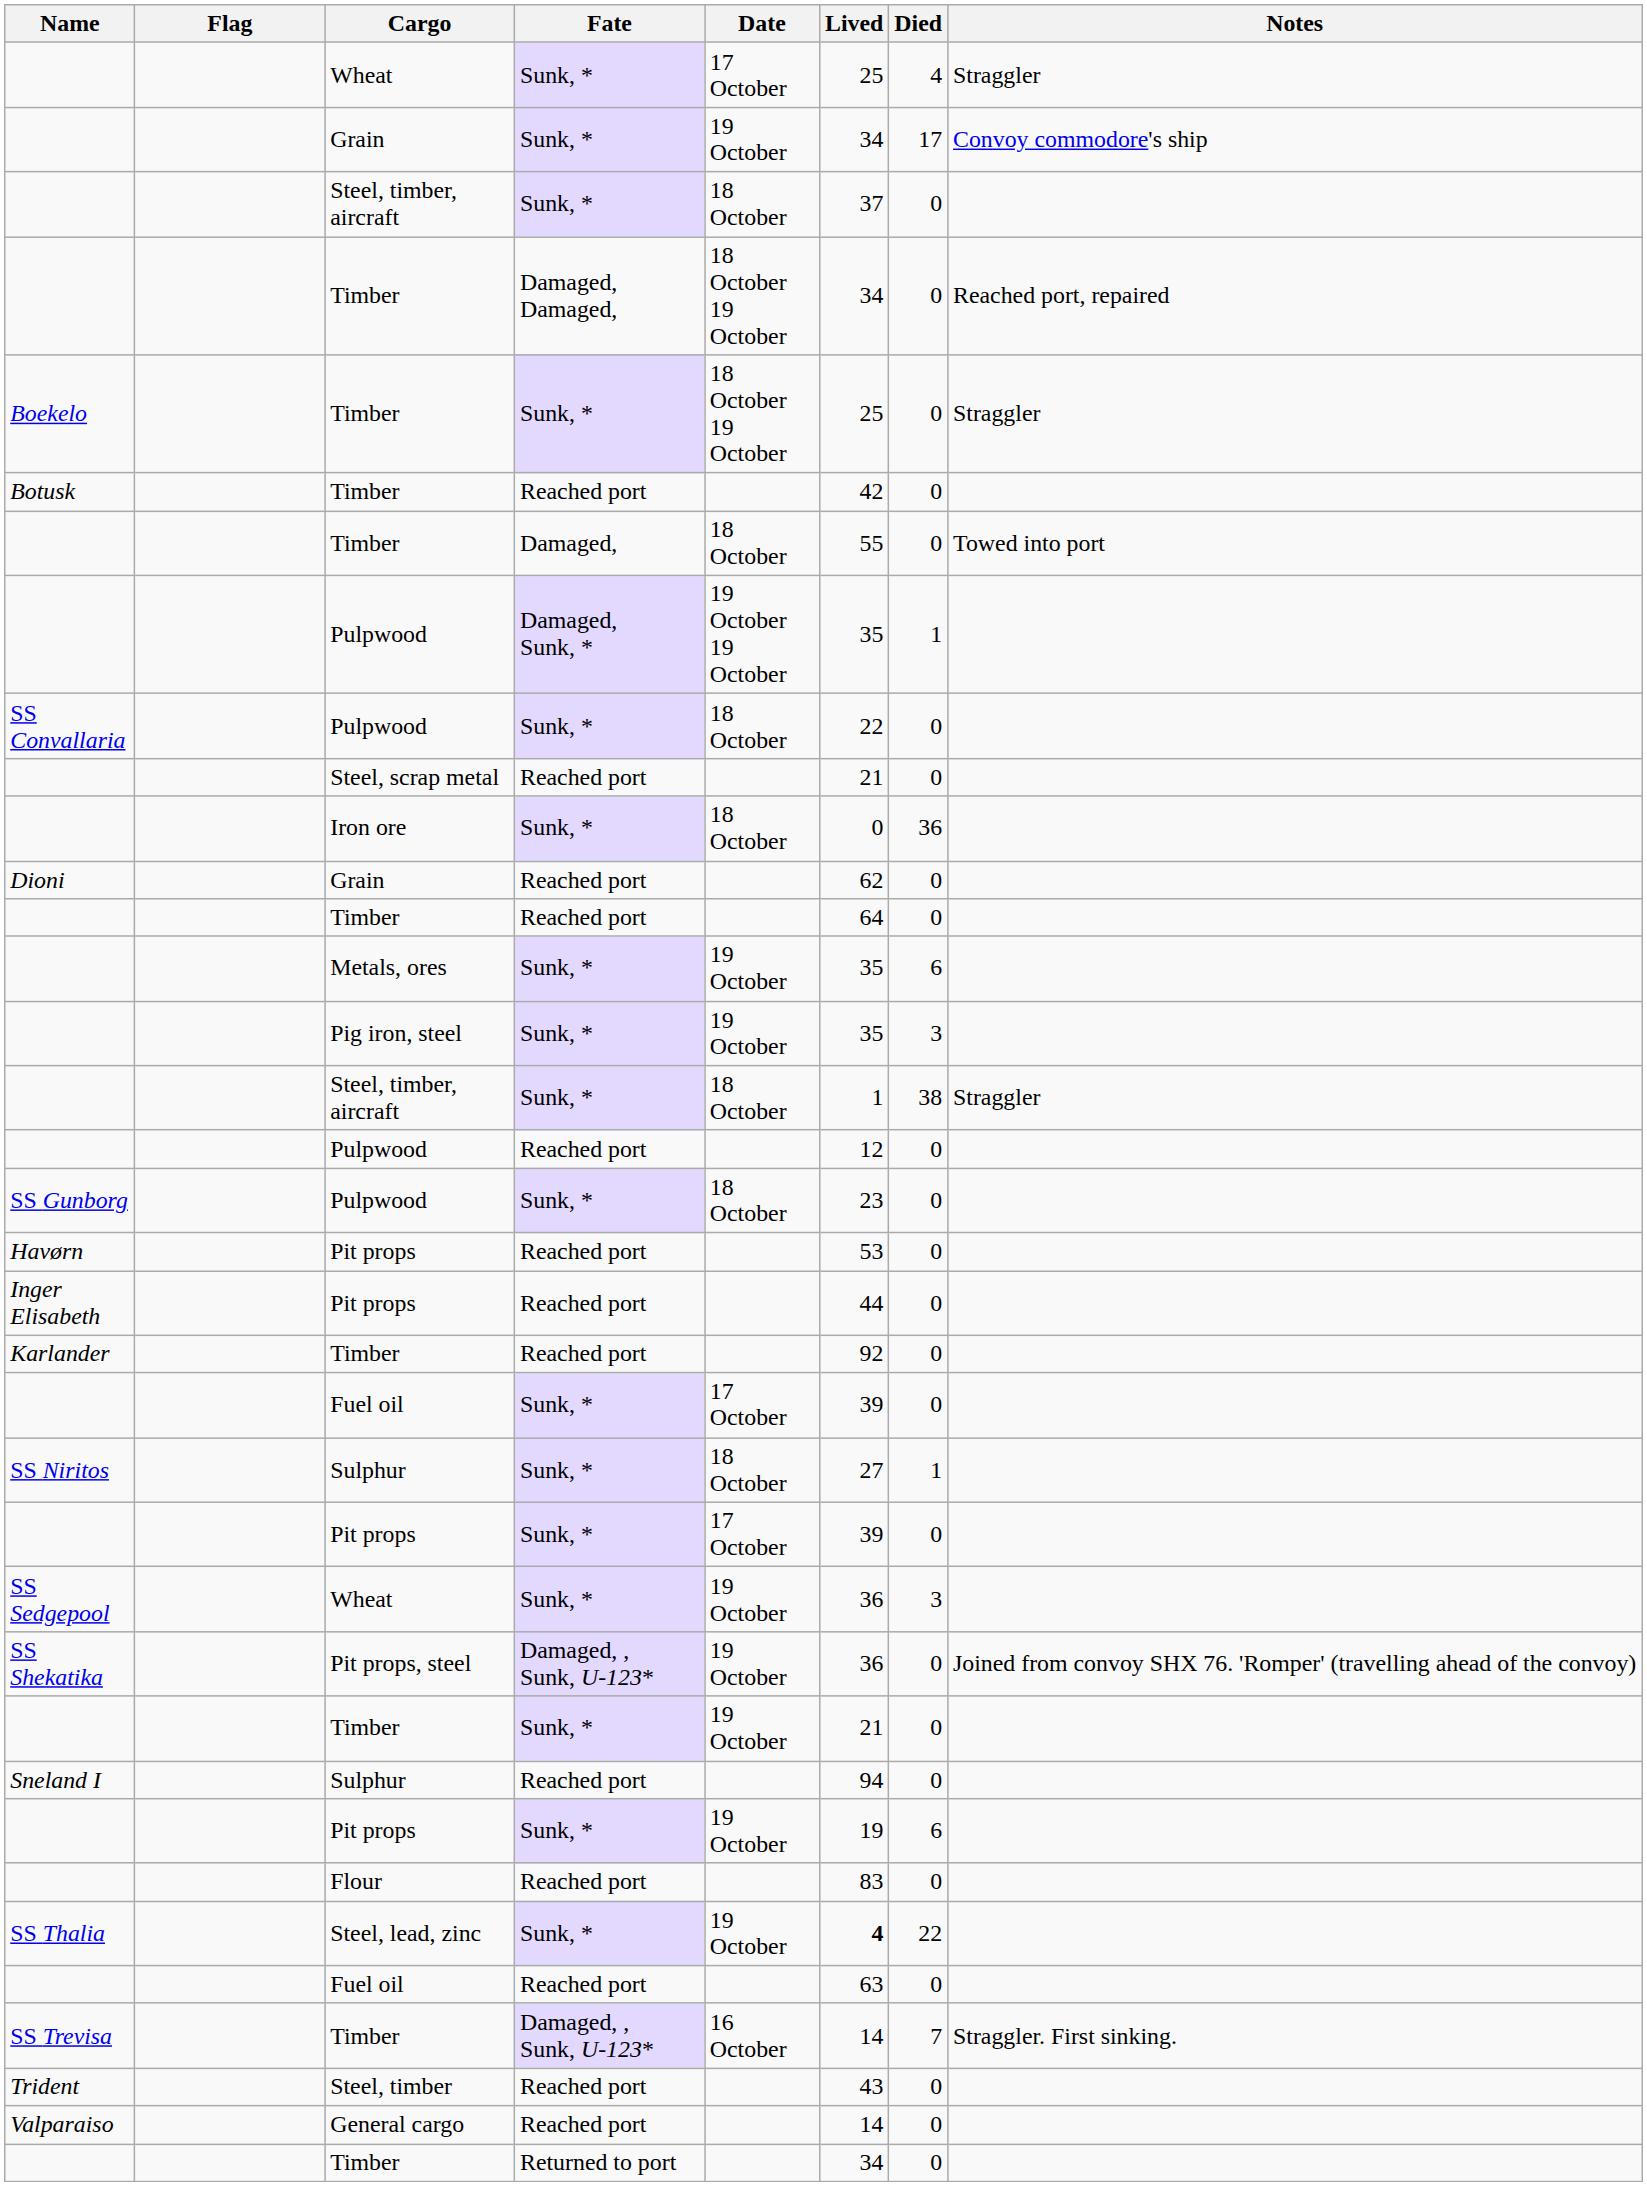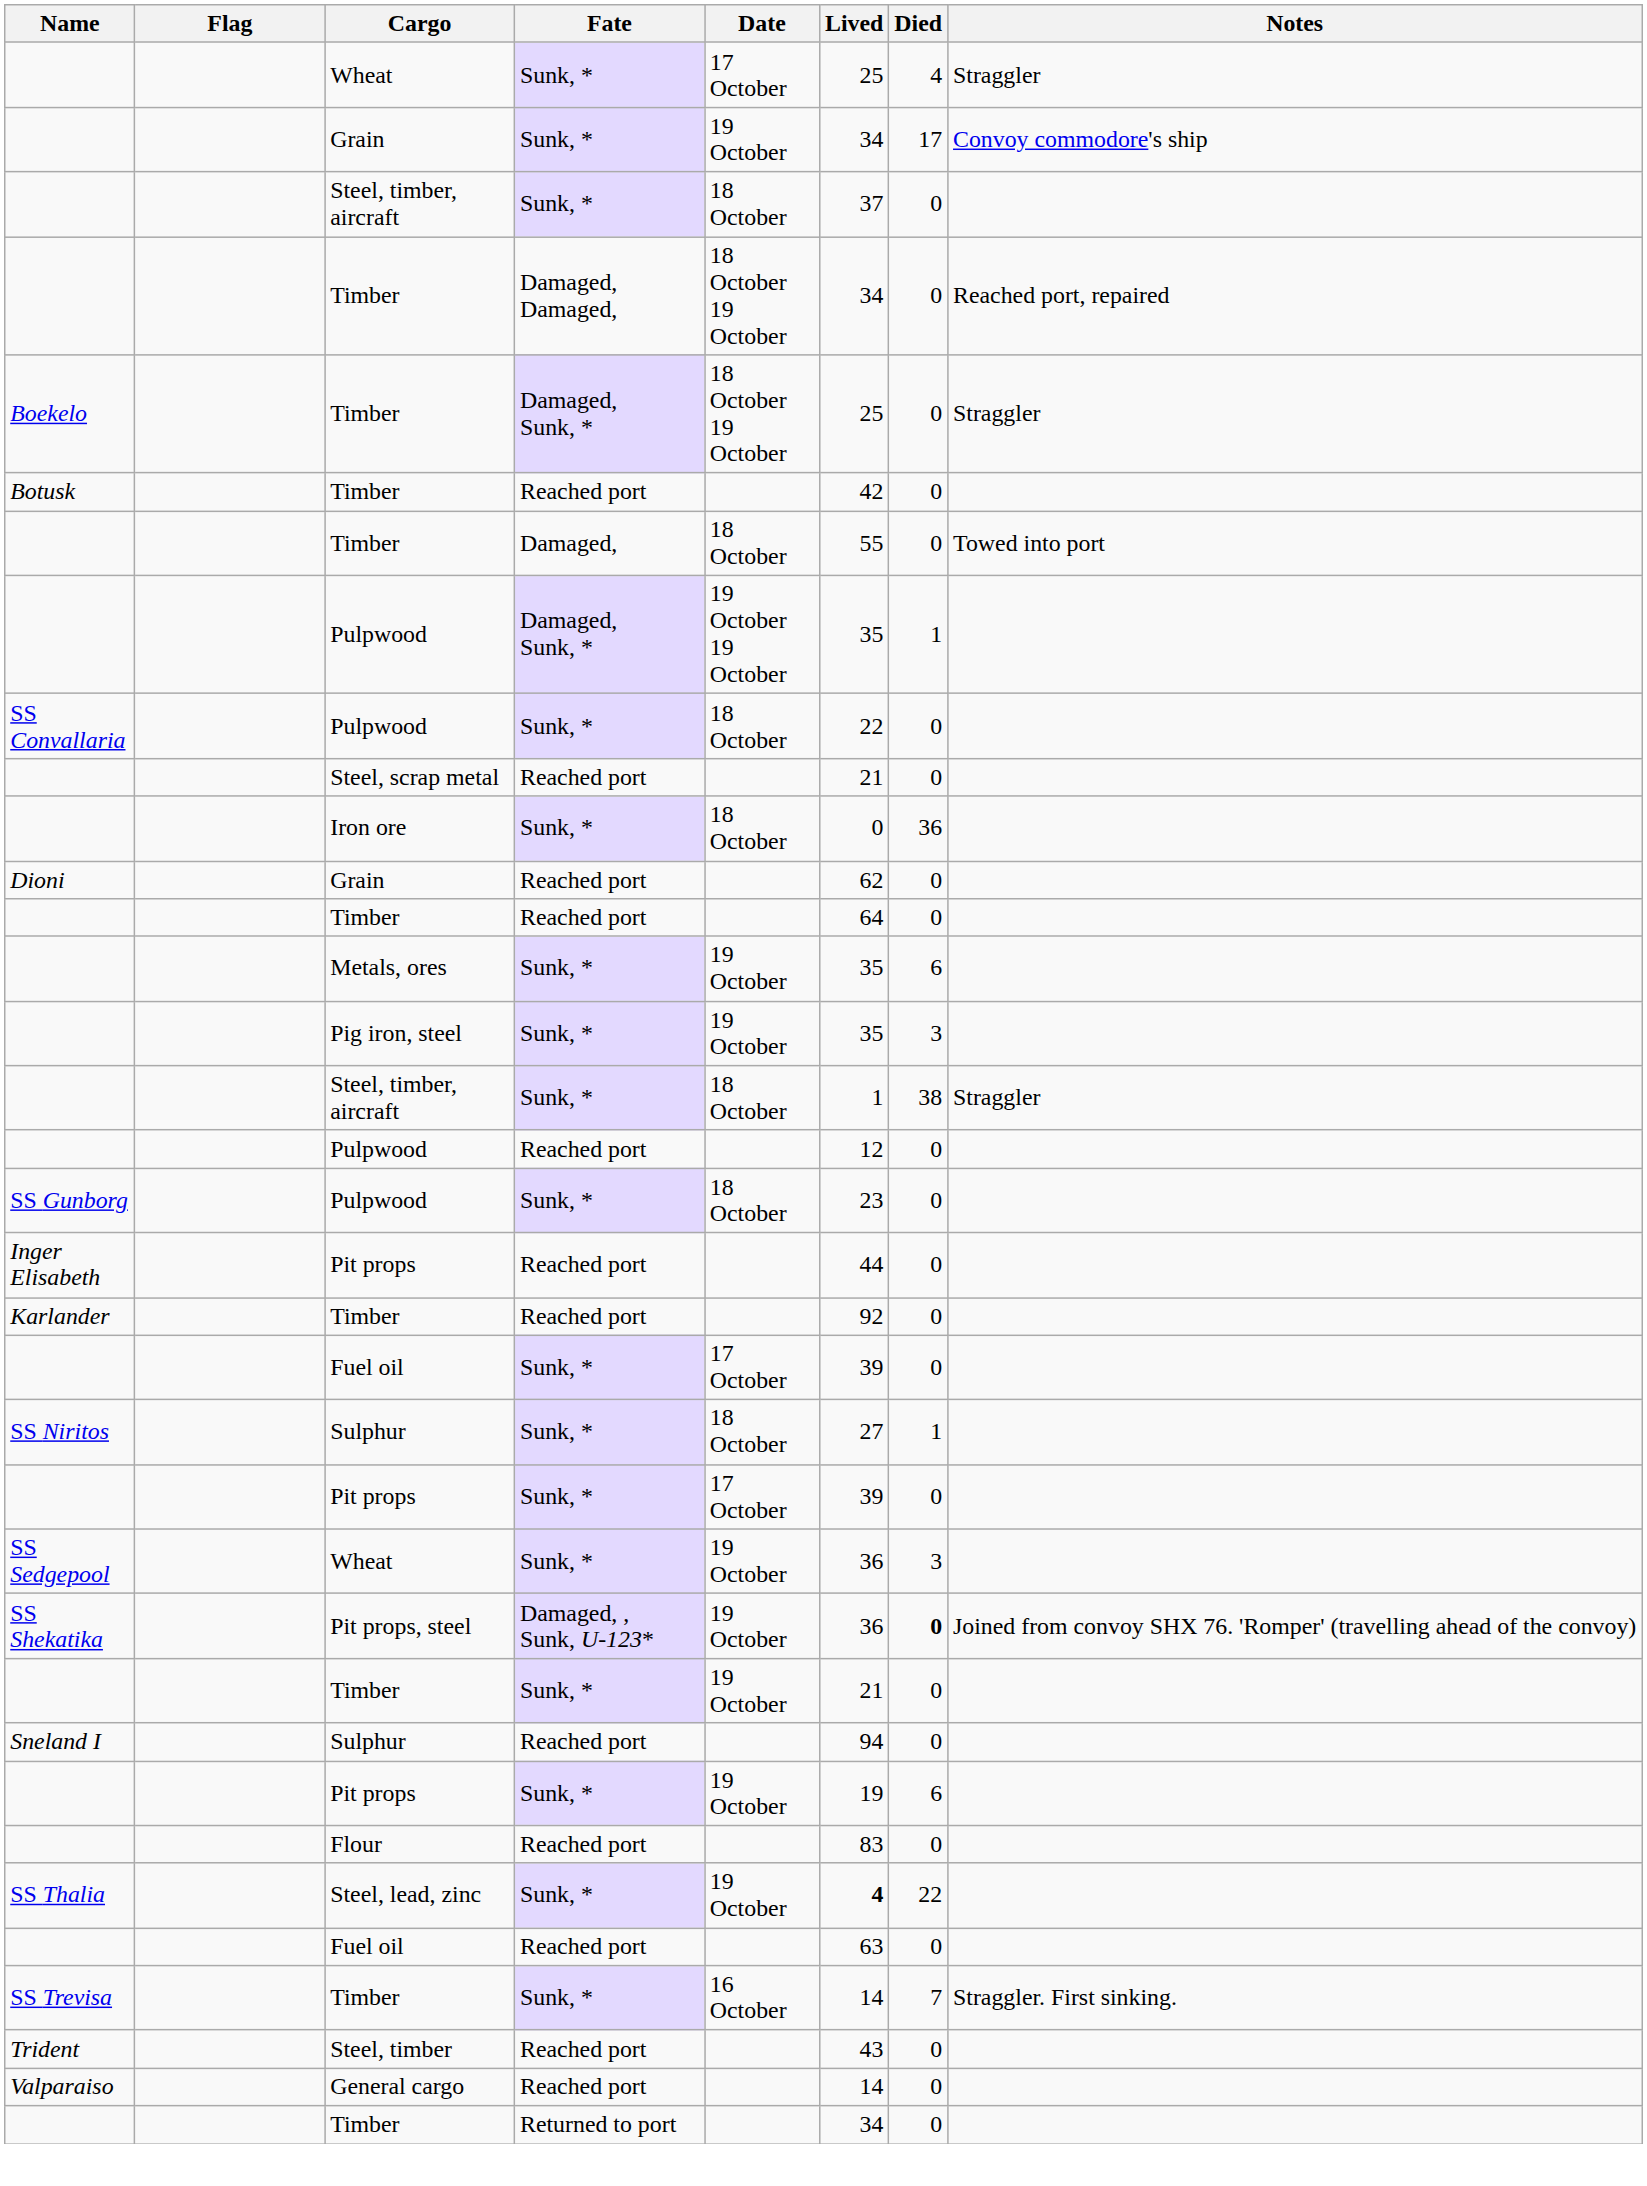(556, 413) Sunk, * -> (569, 413) Damaged, Sunk, *
- row: (47, 1251)
(936, 1663) normal -> (936, 1625) bold
(587, 2035) Damaged, , Sunk, U-123* -> (556, 1997) Sunk, *
